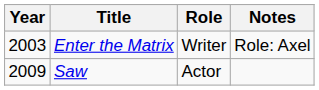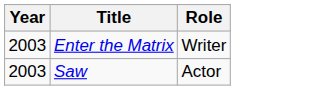- column: (272, 17)
(27, 71) 2009 -> (27, 71) 2003
